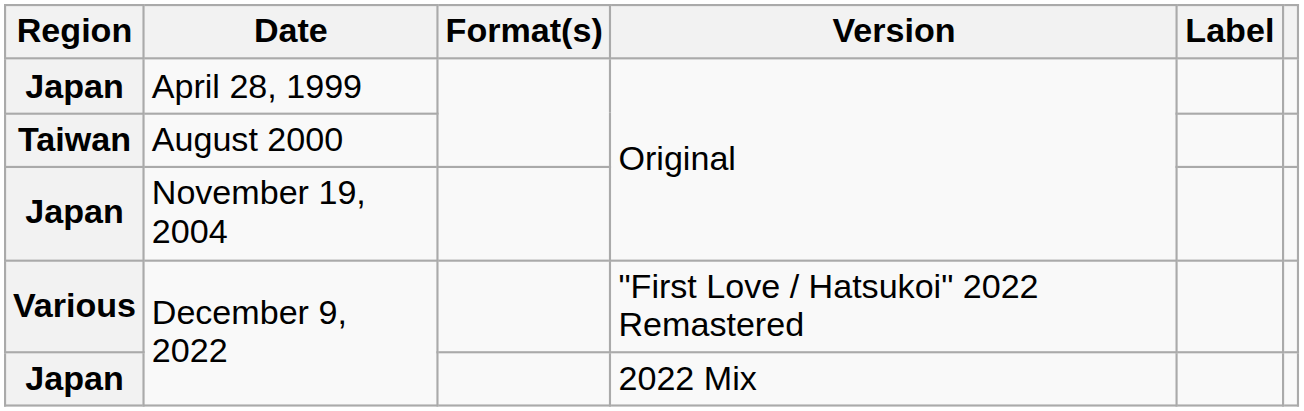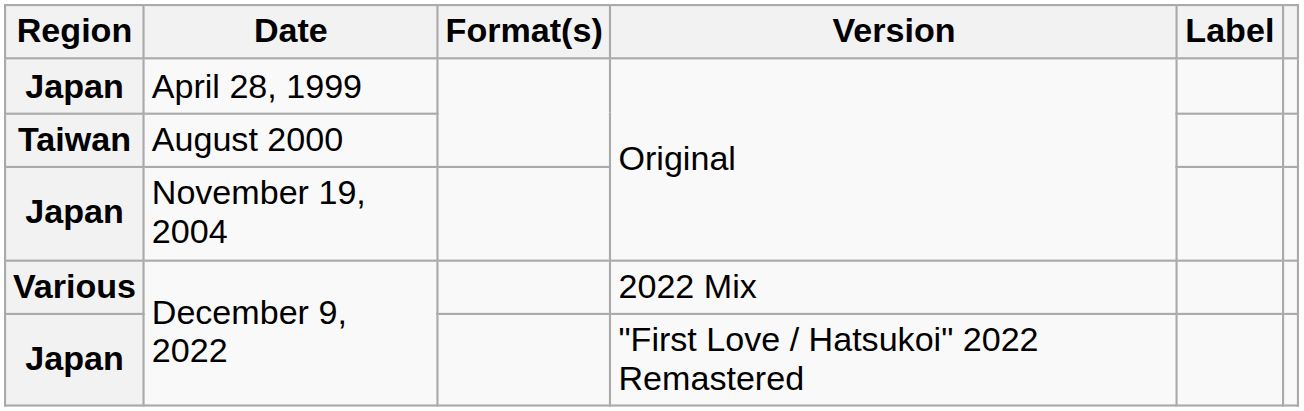(829, 305) "First Love / Hatsukoi" 2022 Remastered -> (688, 286) 2022 Mix
(688, 378) 2022 Mix -> (829, 359) "First Love / Hatsukoi" 2022 Remastered
